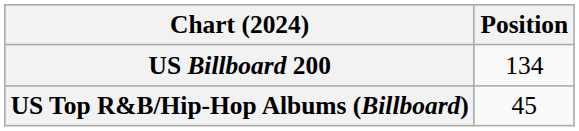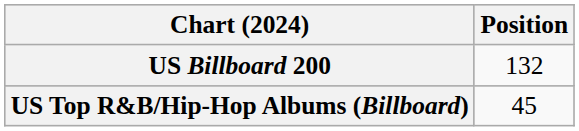(524, 65) 134 -> (524, 65) 132
